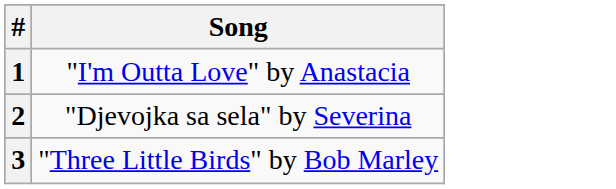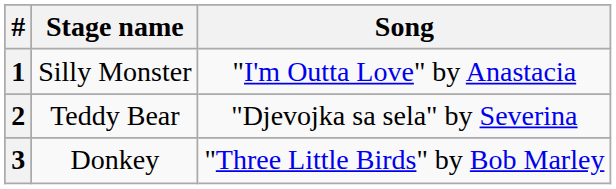+ column: (115, 26)
